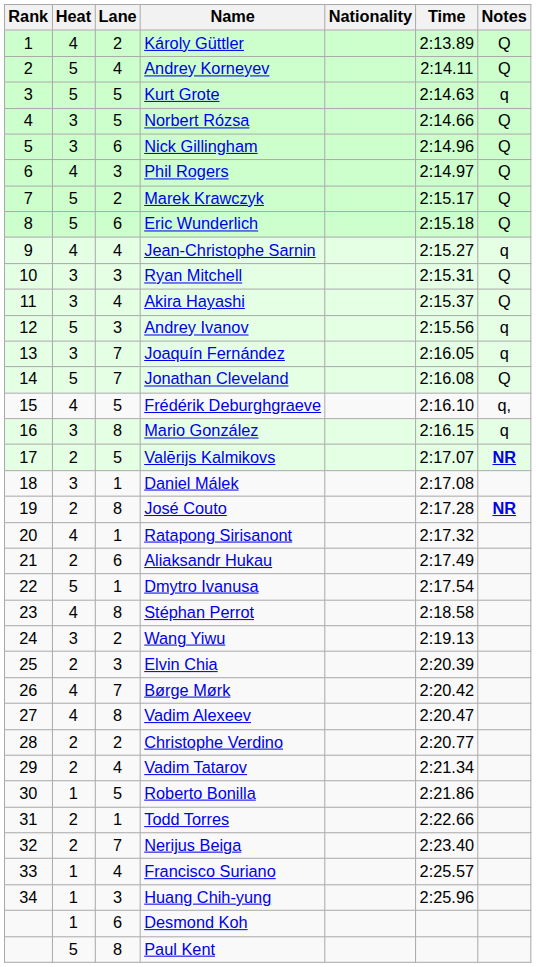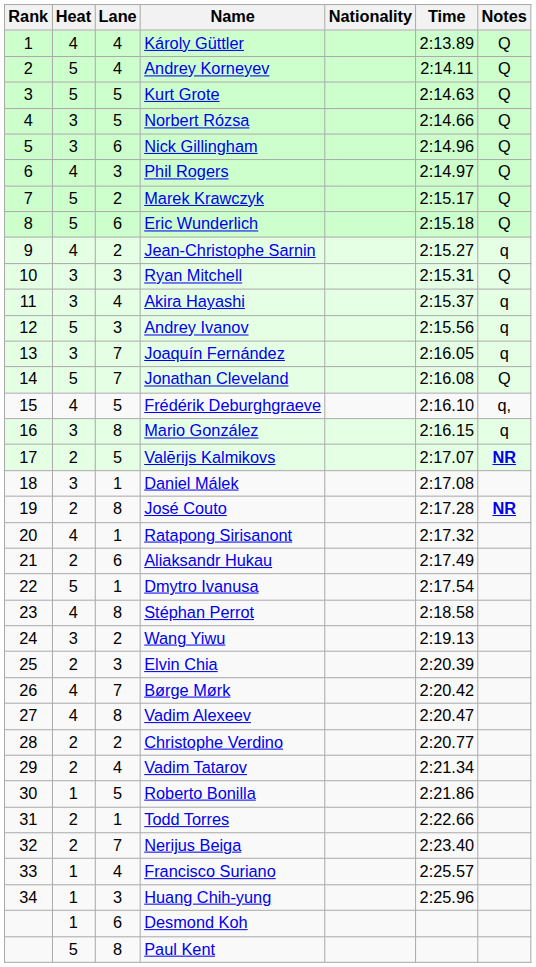(118, 43) 2 -> (118, 43) 4
(504, 95) q -> (504, 95) Q
(118, 250) 4 -> (118, 250) 2
(504, 302) Q -> (504, 302) q
